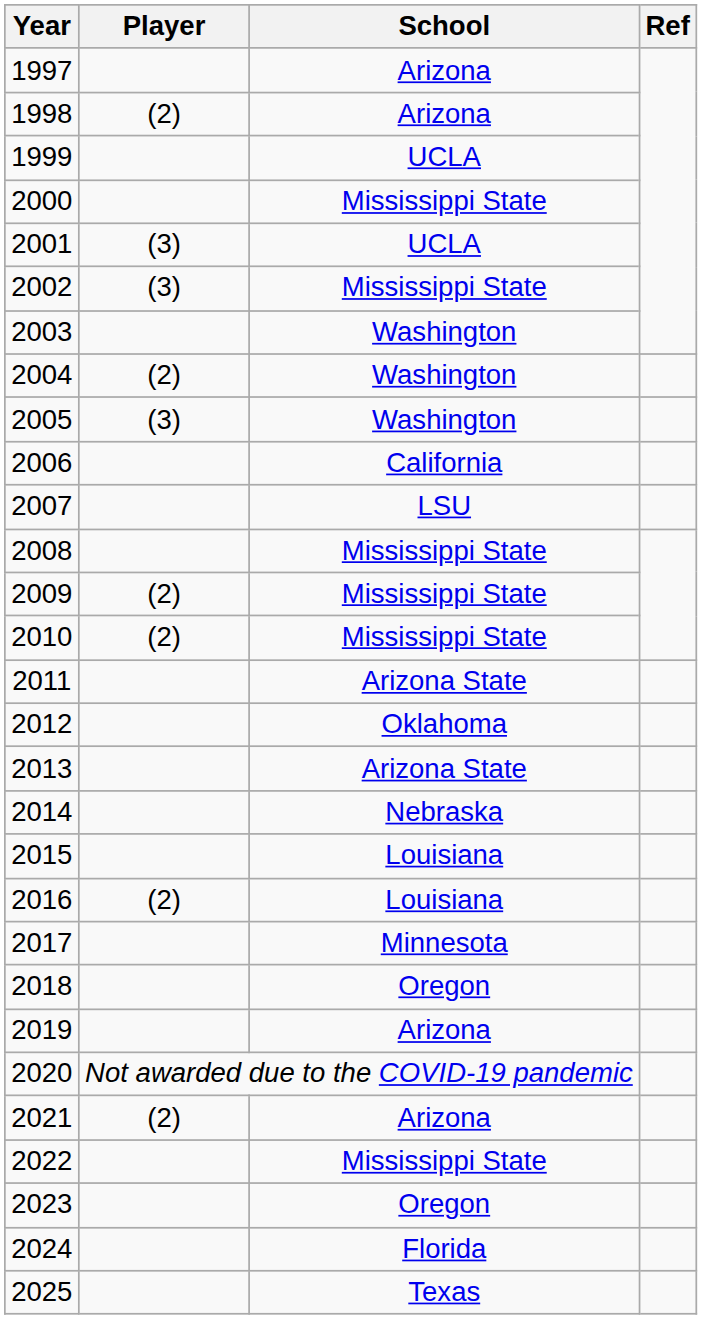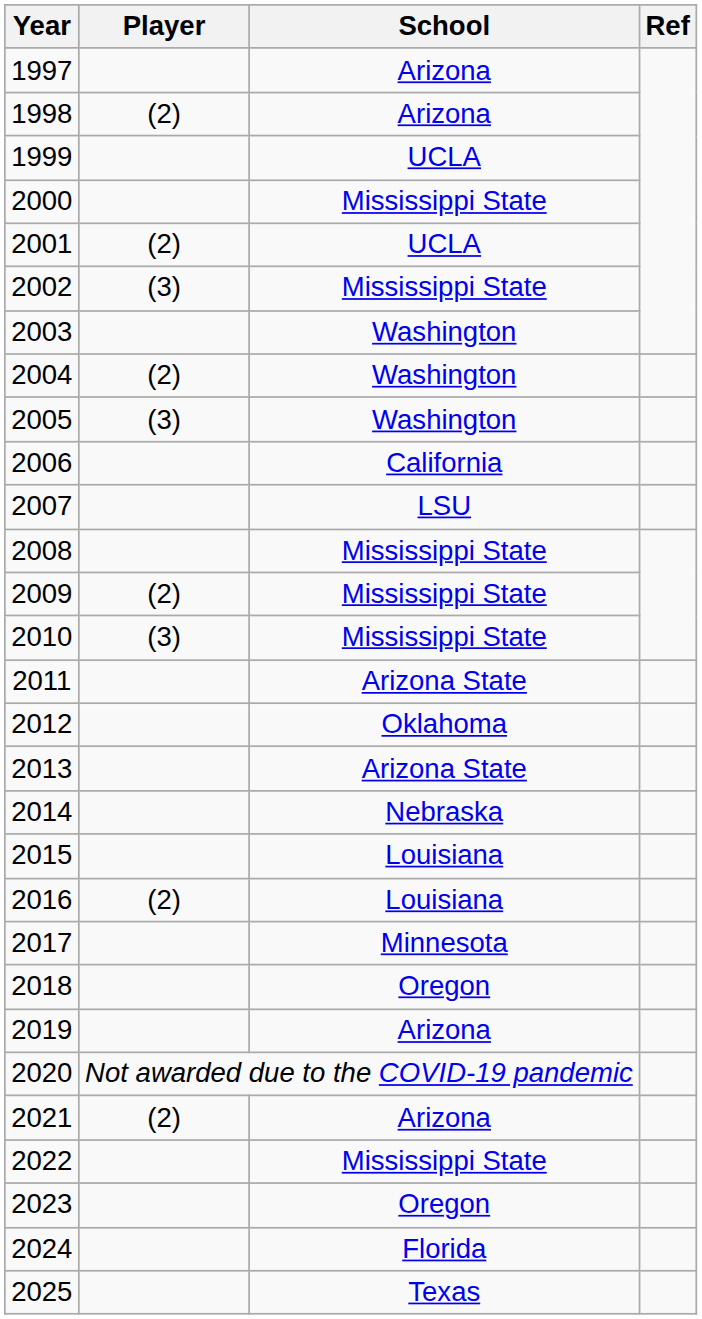(164, 244) (3) -> (164, 244) (2)
(164, 637) (2) -> (164, 637) (3)
